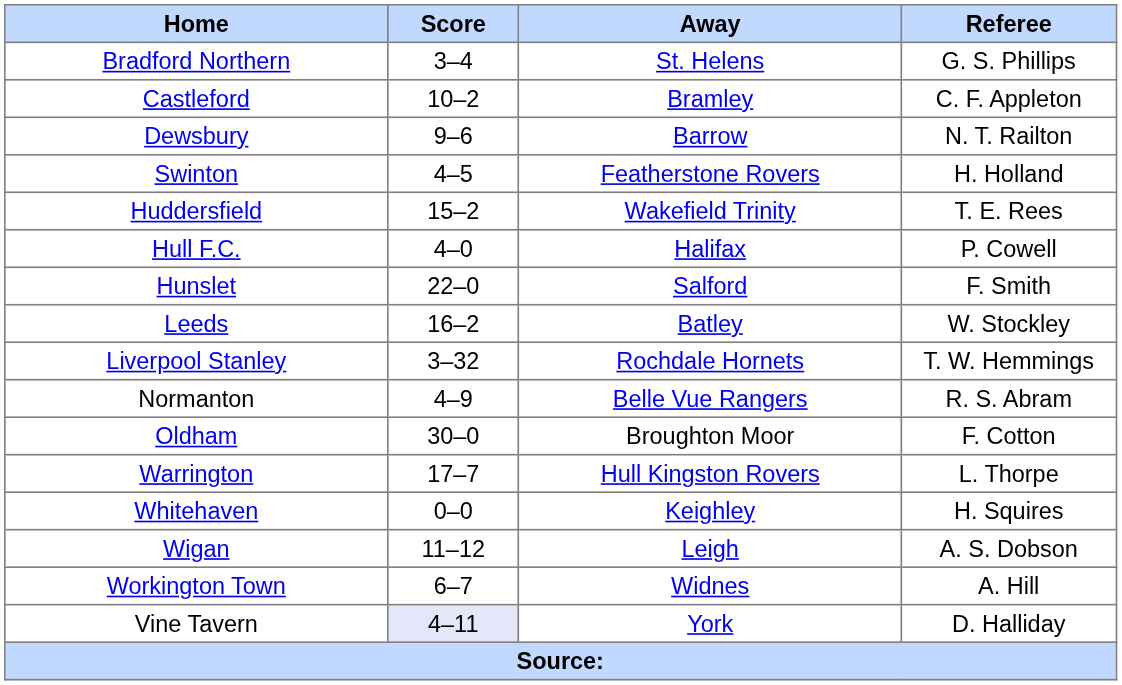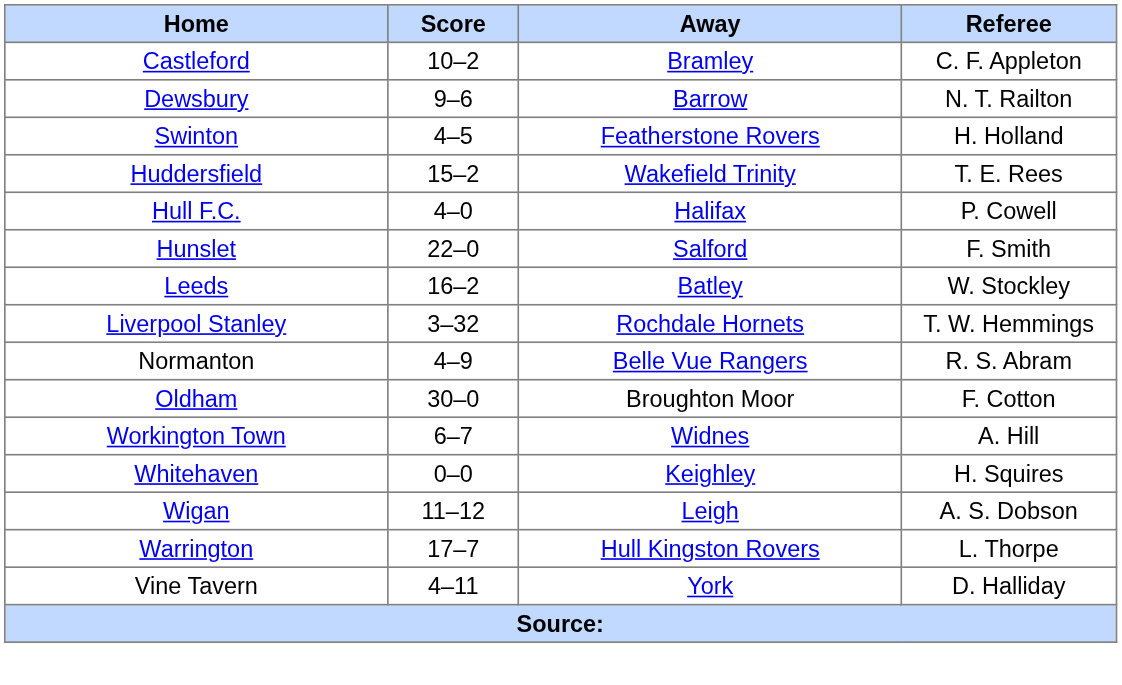- row: (196, 61)
rows swapped: (196, 473) <-> (196, 586)
(453, 623) lavender background -> (453, 586) no background
